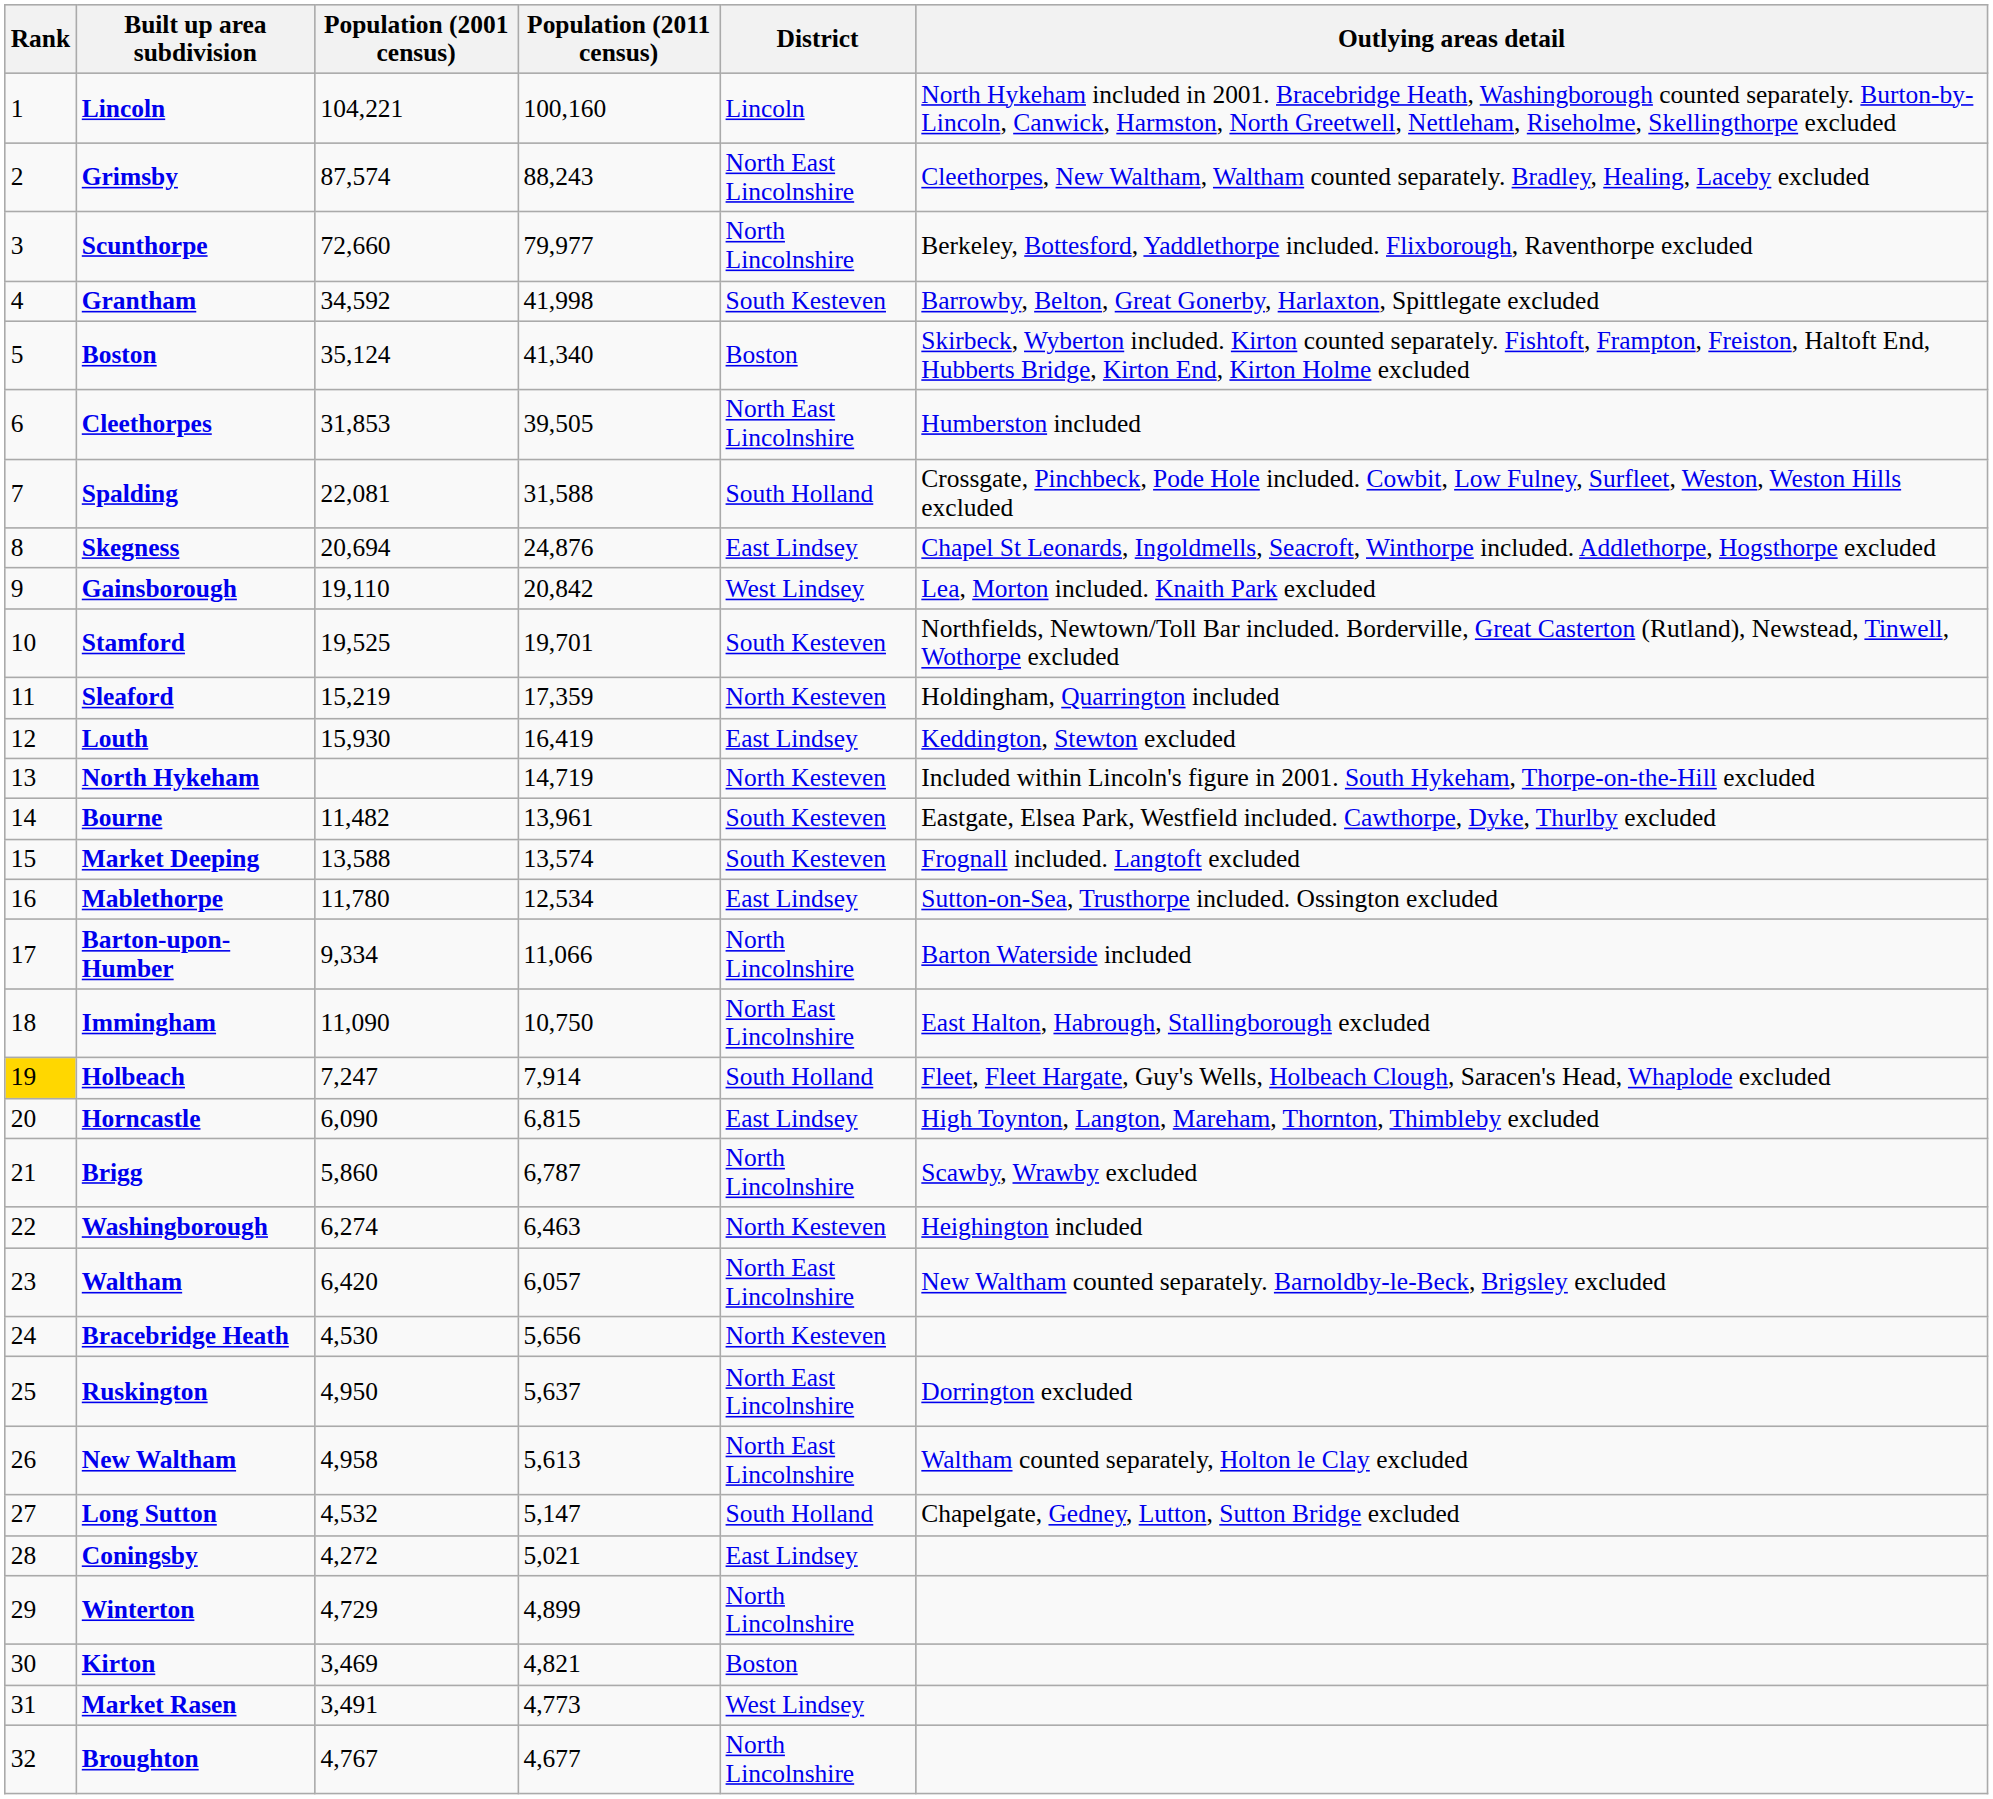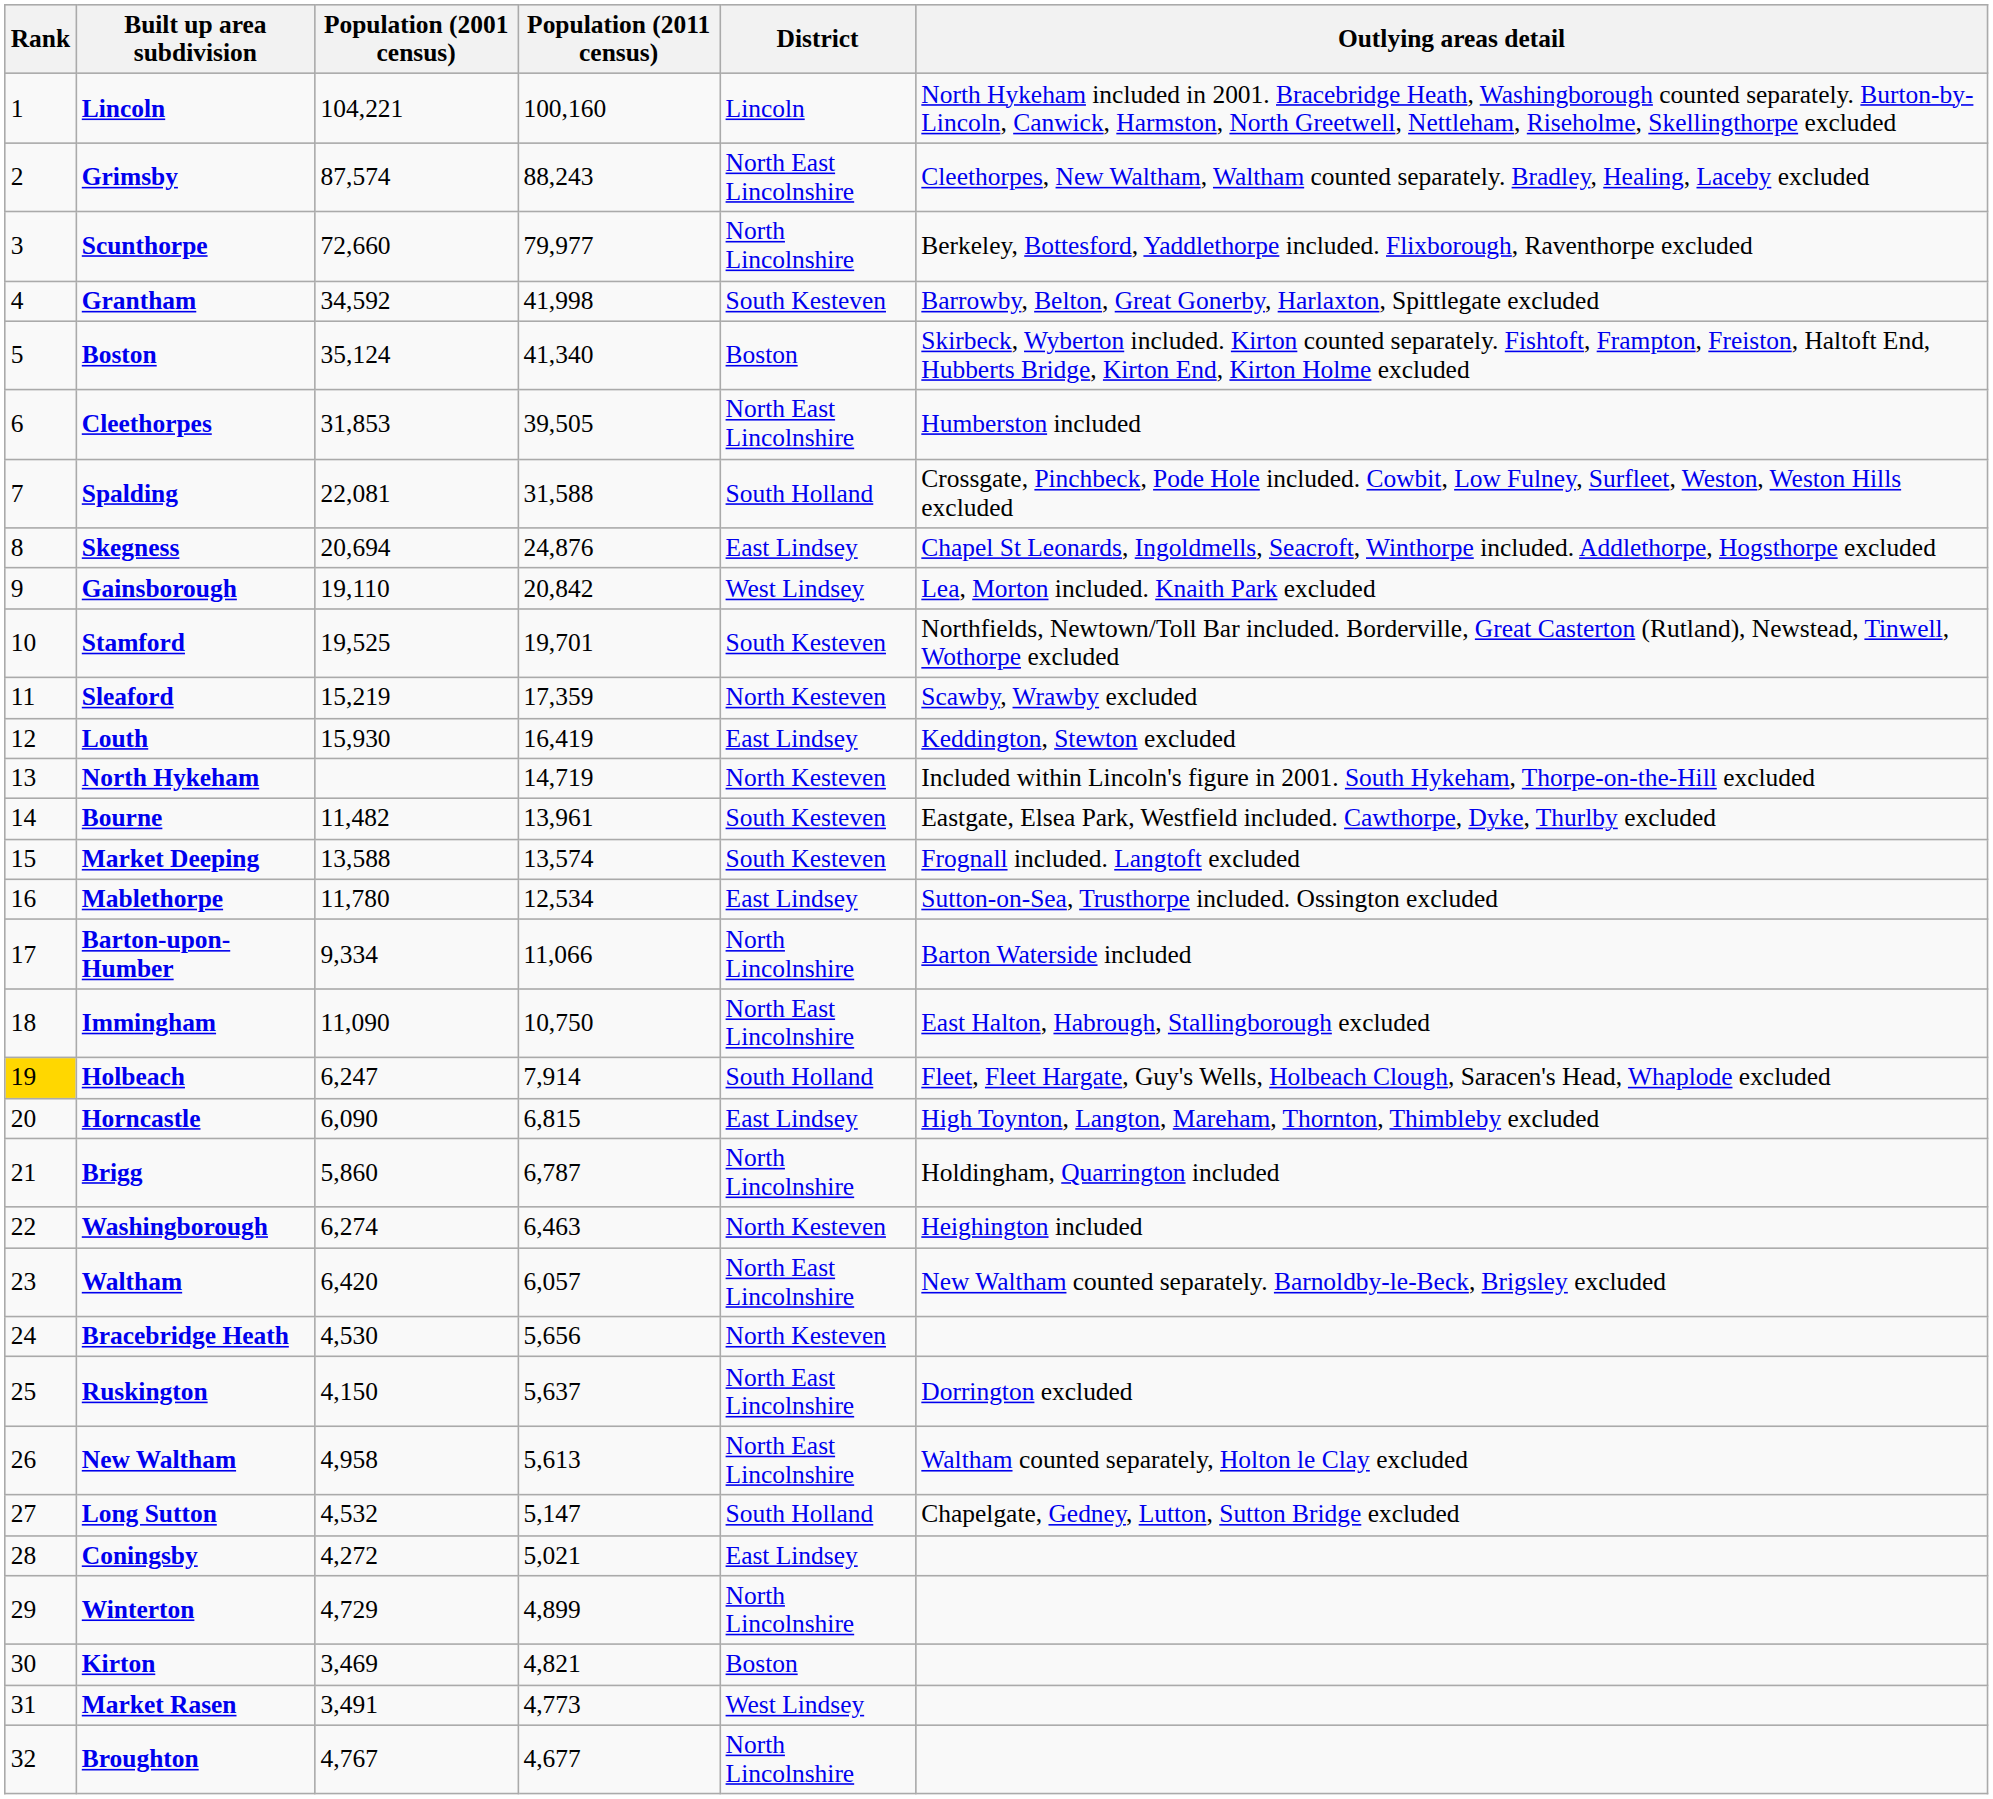(1100, 697) Holdingham, Quarrington included -> (1059, 697) Scawby, Wrawby excluded
(349, 1077) 7,247 -> (349, 1077) 6,247
(1059, 1172) Scawby, Wrawby excluded -> (1100, 1172) Holdingham, Quarrington included
(349, 1391) 4,950 -> (349, 1391) 4,150
